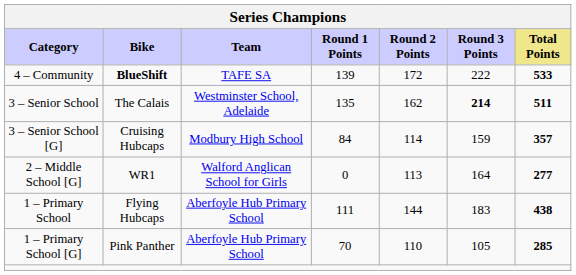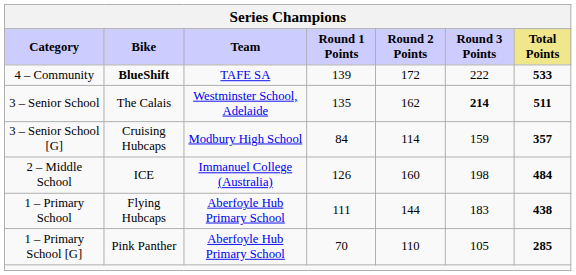+ row: (54, 174)
- row: (54, 174)
